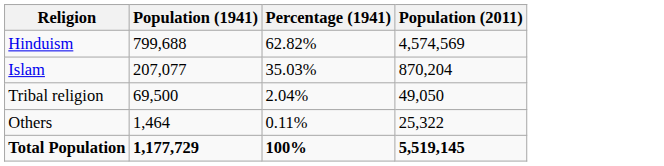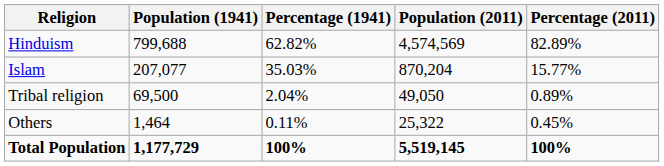+ column: (593, 17)
